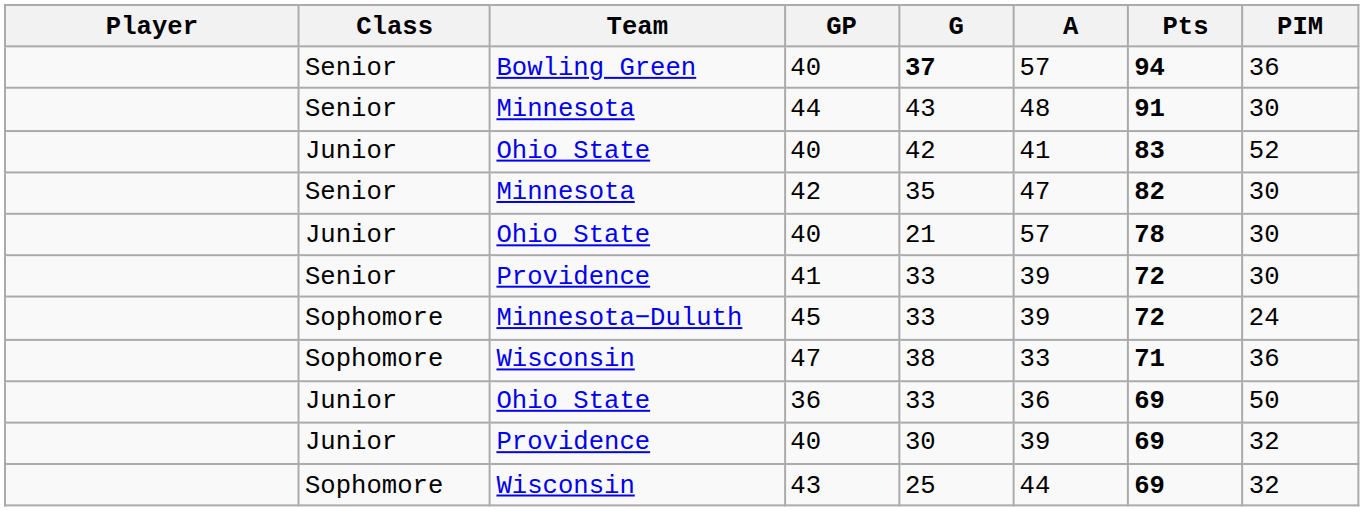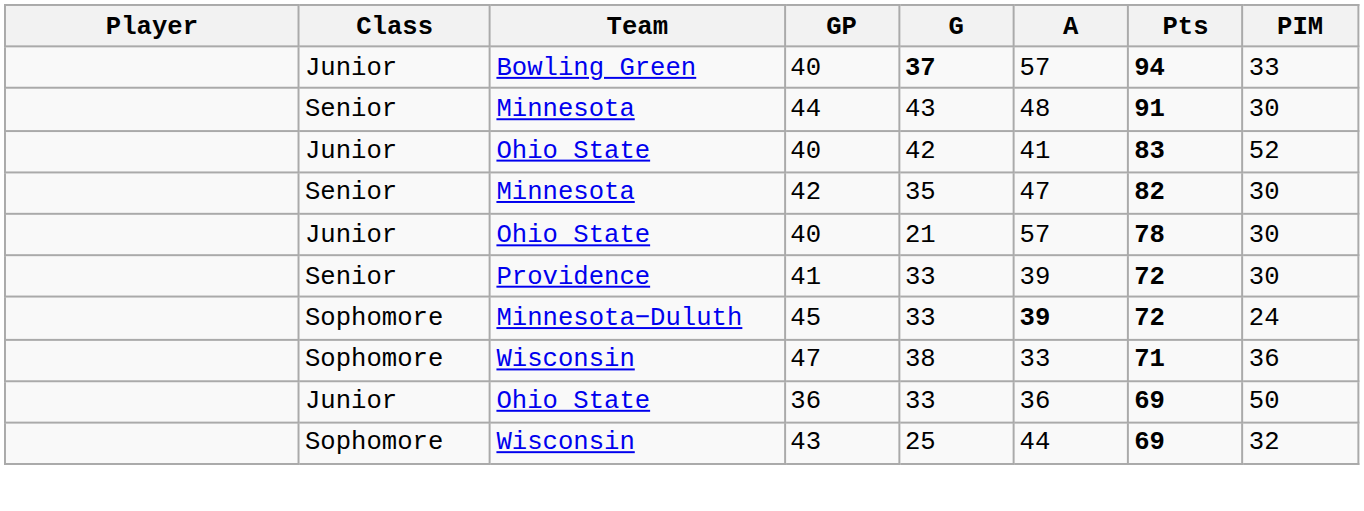(351, 68) Senior -> (351, 68) Junior
(1264, 68) 36 -> (1264, 68) 33
(1035, 318) normal -> (1035, 318) bold
- row: (573, 443)
